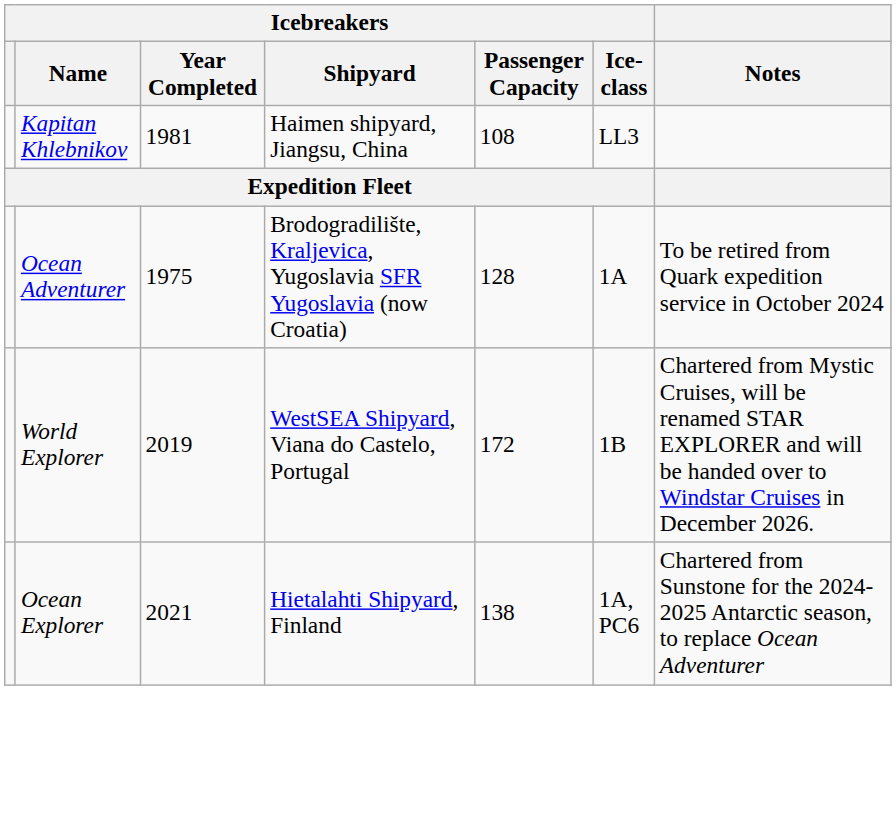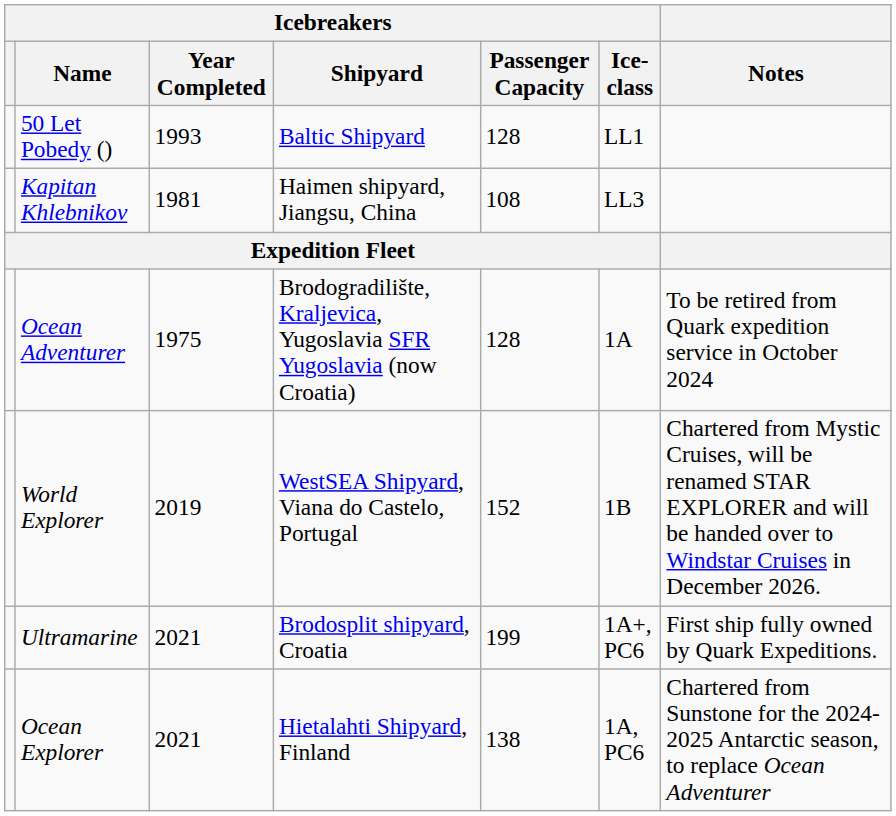+ row: (67, 136)
(497, 444) 172 -> (503, 508) 152
+ row: (79, 637)
